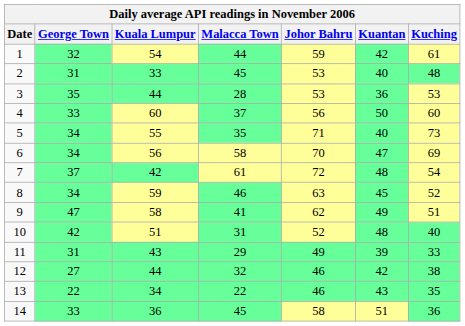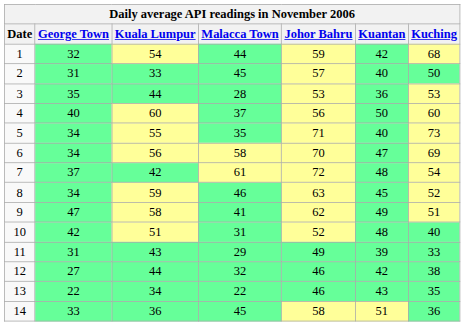(434, 53) 61 -> (434, 53) 68
(318, 73) 53 -> (318, 73) 57
(434, 73) 48 -> (434, 73) 50
(74, 113) 33 -> (74, 113) 40
